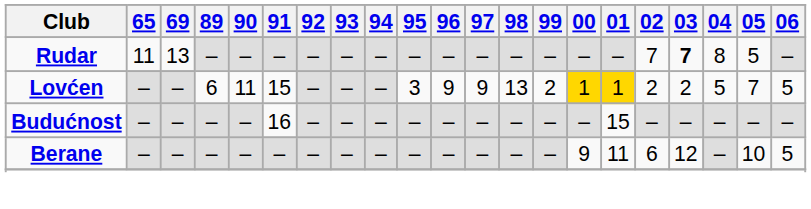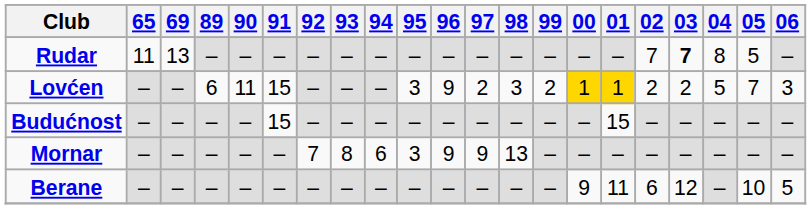(483, 88) 9 -> (483, 88) 2
(516, 88) 13 -> (516, 88) 3
(787, 88) 5 -> (787, 88) 3
(279, 121) 16 -> (279, 121) 15
+ row: (66, 154)
